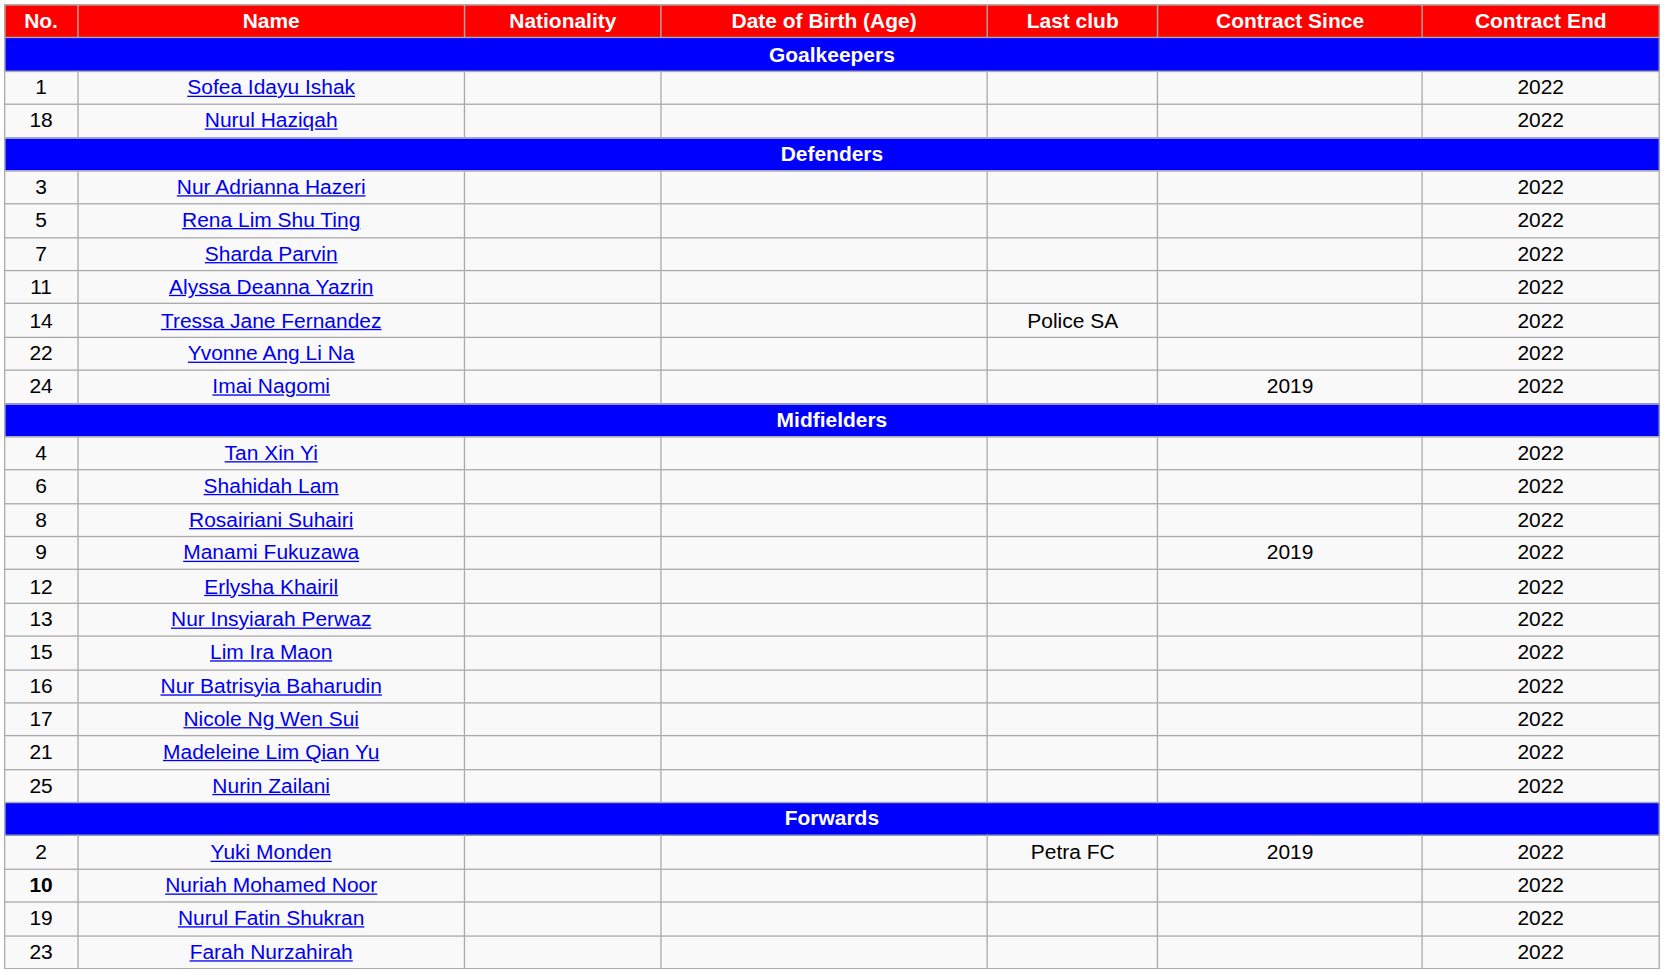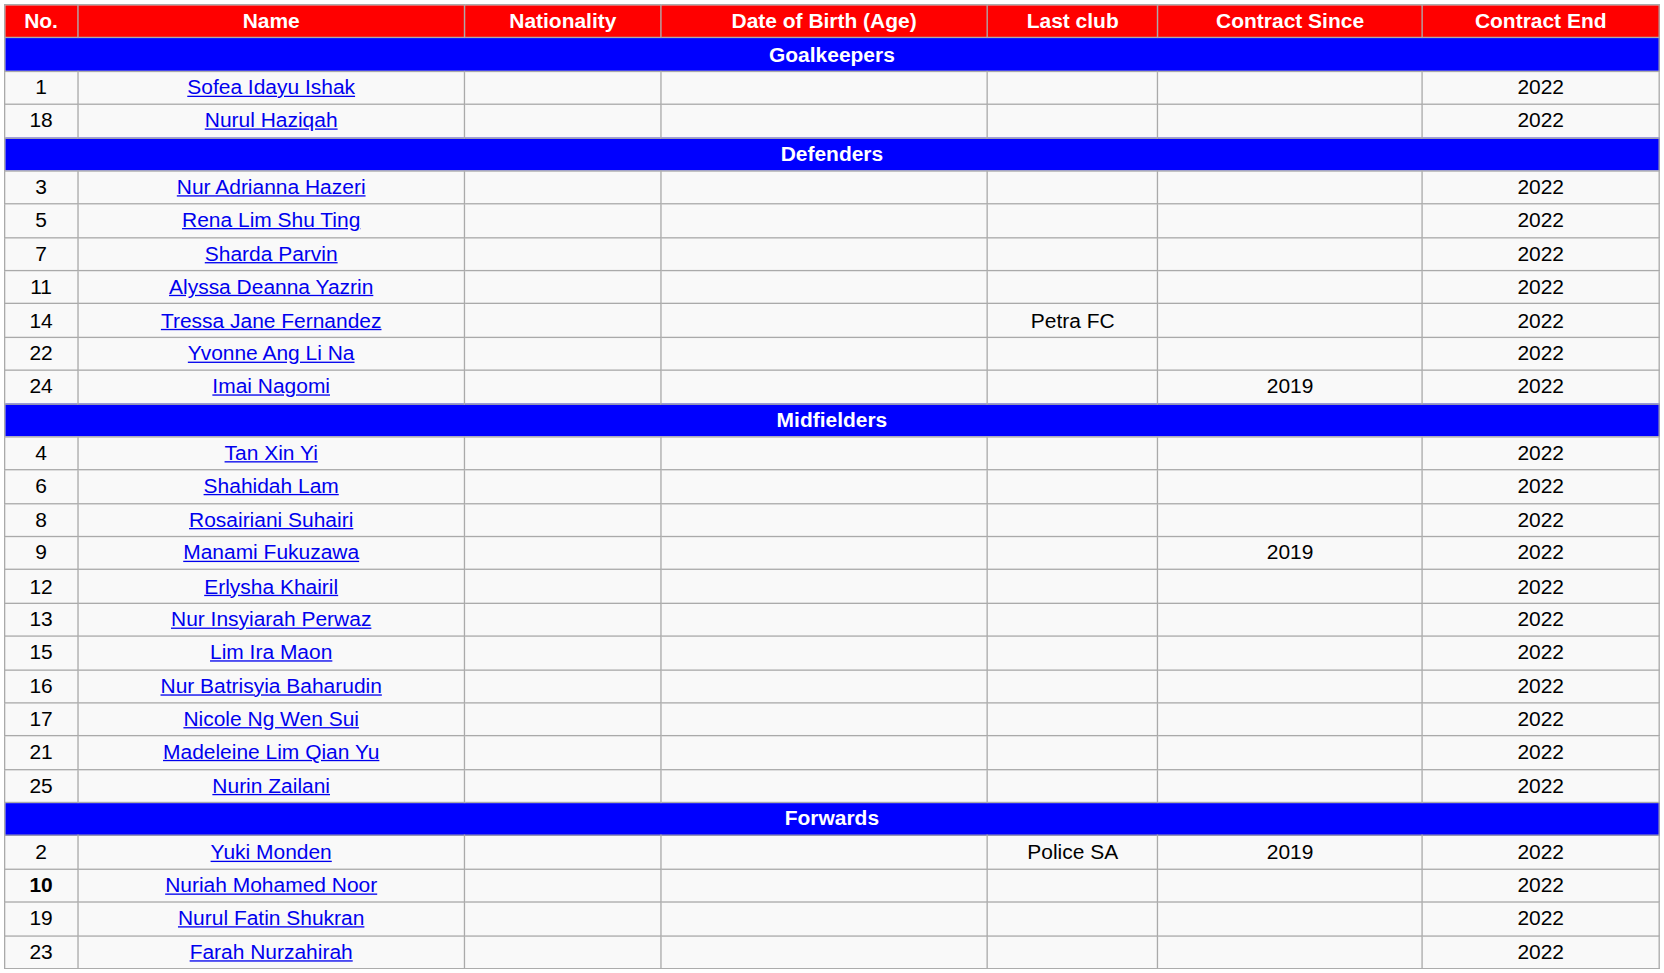(1073, 320) Police SA -> (1073, 320) Petra FC
(1073, 852) Petra FC -> (1073, 852) Police SA
